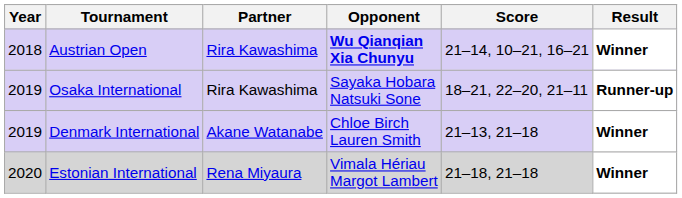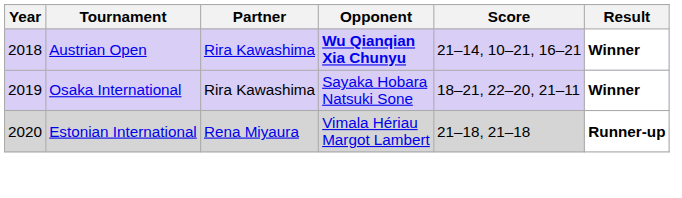(635, 91) Runner-up -> (614, 91) Winner
- row: (124, 132)
(622, 173) Winner -> (627, 132) Runner-up
